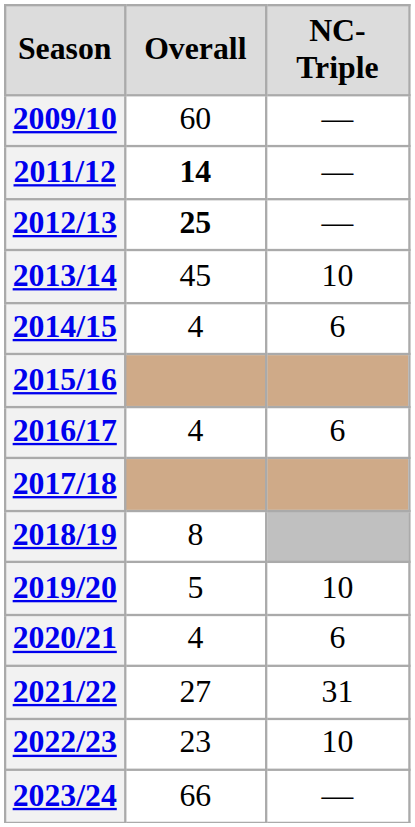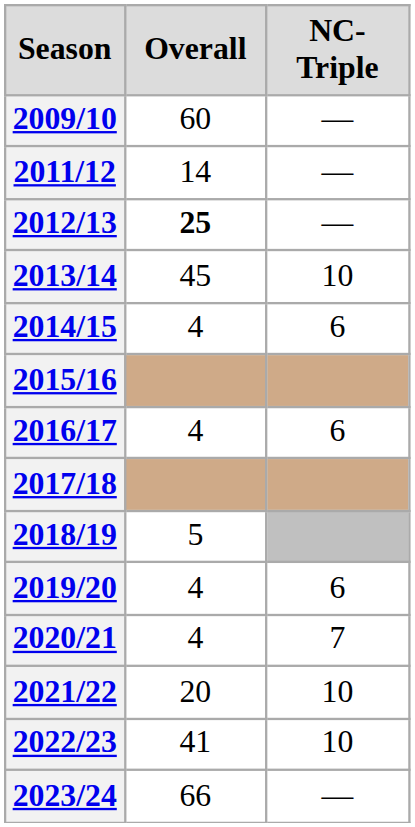(195, 171) bold -> (195, 171) normal
(195, 534) 8 -> (195, 534) 5
(195, 586) 5 -> (195, 586) 4
(337, 586) 10 -> (337, 586) 6
(337, 638) 6 -> (337, 638) 7
(195, 690) 27 -> (195, 690) 20
(337, 690) 31 -> (337, 690) 10
(195, 742) 23 -> (195, 742) 41
